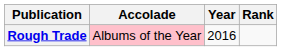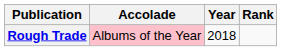(222, 35) 2016 -> (222, 35) 2018
